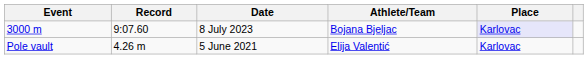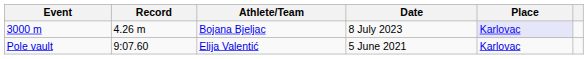columns swapped: (403, 13) <-> (262, 13)
(131, 29) 9:07.60 -> (129, 29) 4.26 m
(129, 46) 4.26 m -> (131, 46) 9:07.60
